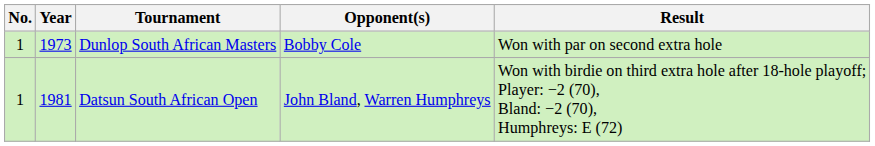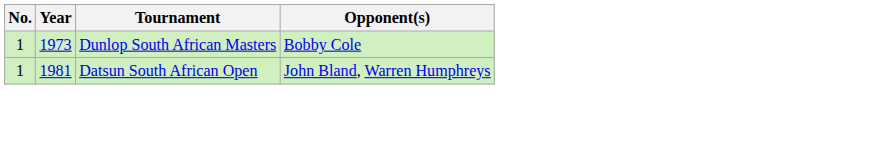- column: (682, 17)
